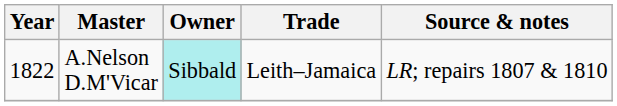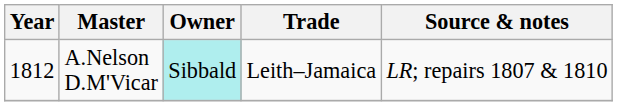(32, 69) 1822 -> (32, 69) 1812
